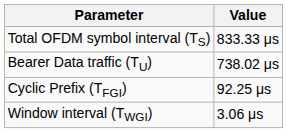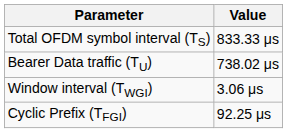rows swapped: (80, 115) <-> (67, 90)
